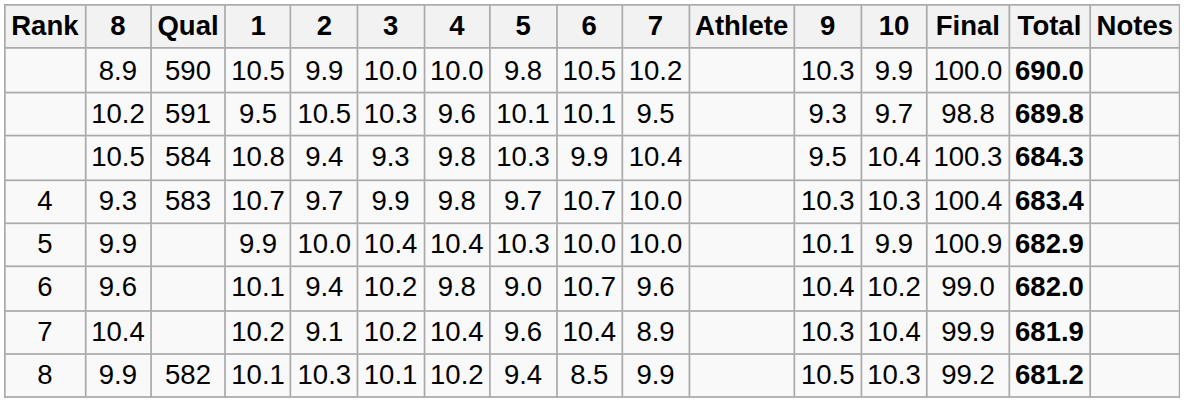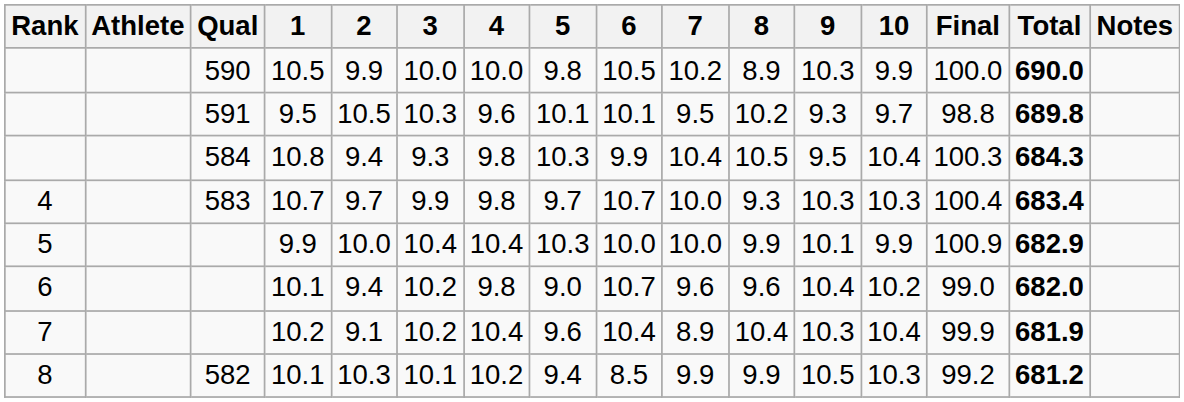columns swapped: (742, 26) <-> (118, 26)
